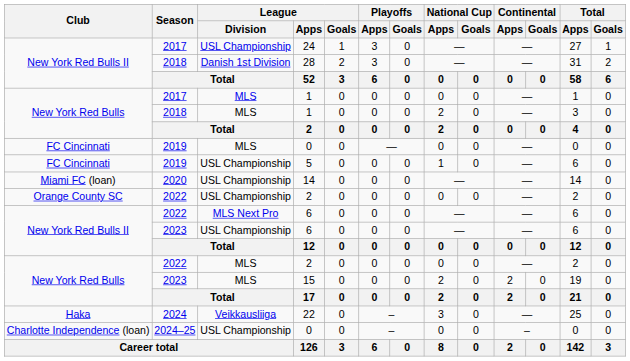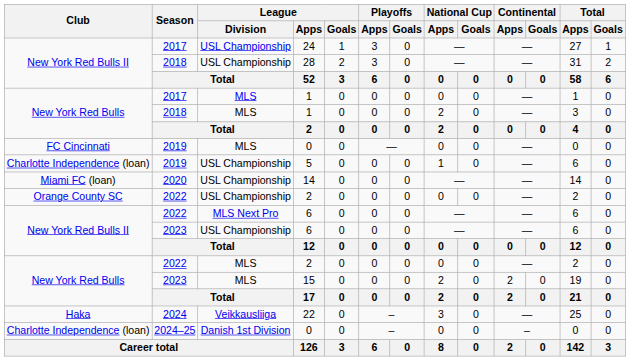(246, 63) Danish 1st Division -> (246, 63) USL Championship
(78, 163) FC Cincinnati -> (78, 163) Charlotte Independence (loan)
(246, 331) USL Championship -> (246, 331) Danish 1st Division
